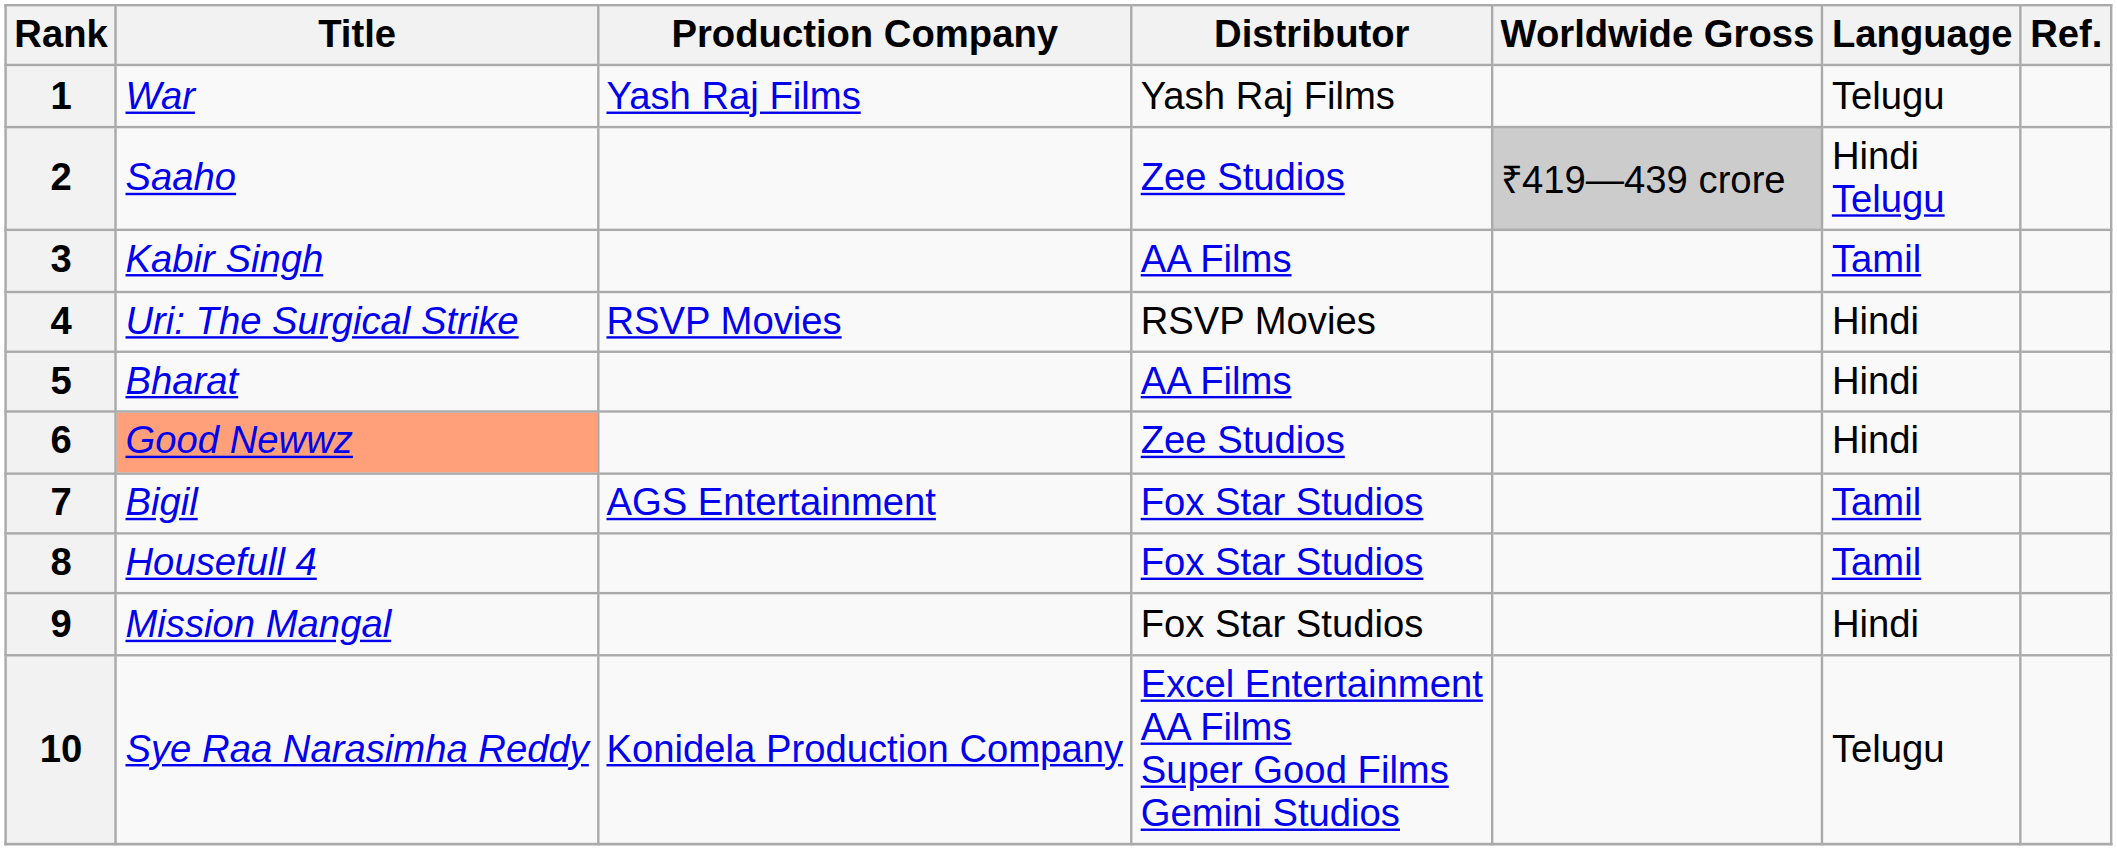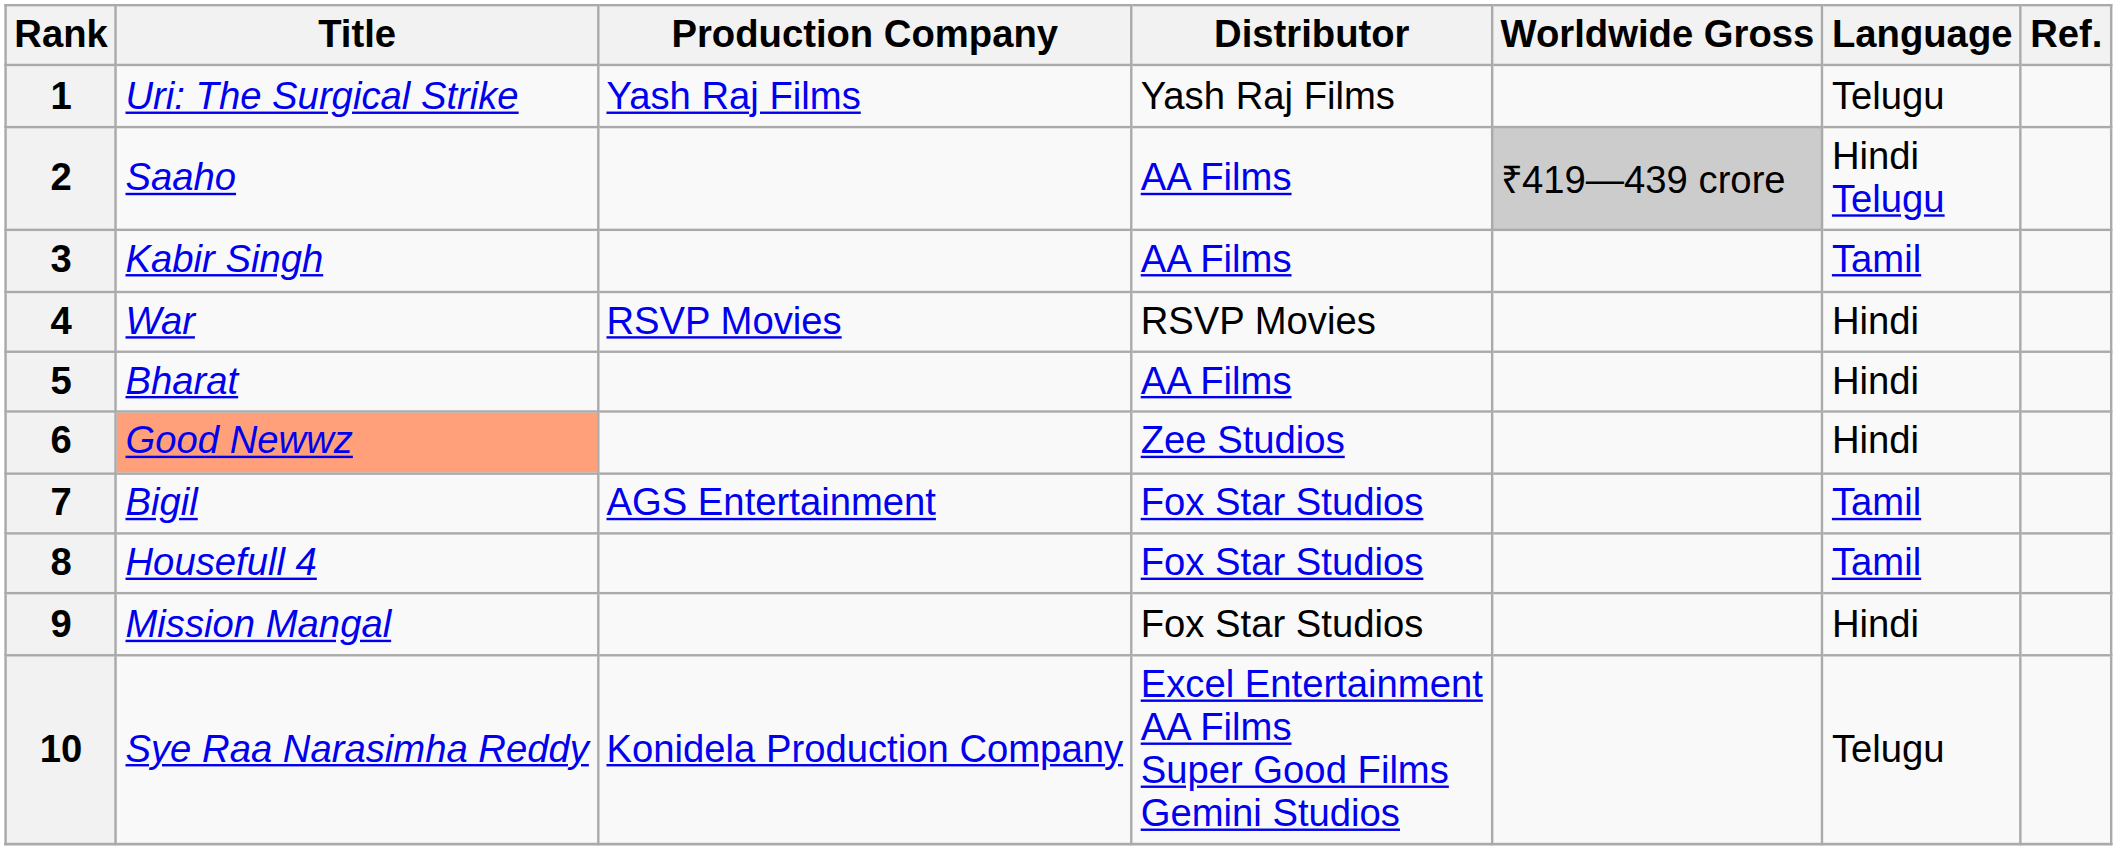(160, 95) War -> (322, 95) Uri: The Surgical Strike
(1243, 177) Zee Studios -> (1216, 177) AA Films
(322, 320) Uri: The Surgical Strike -> (160, 320) War
